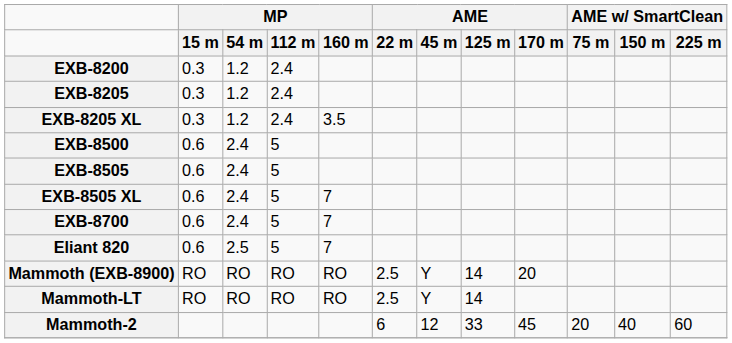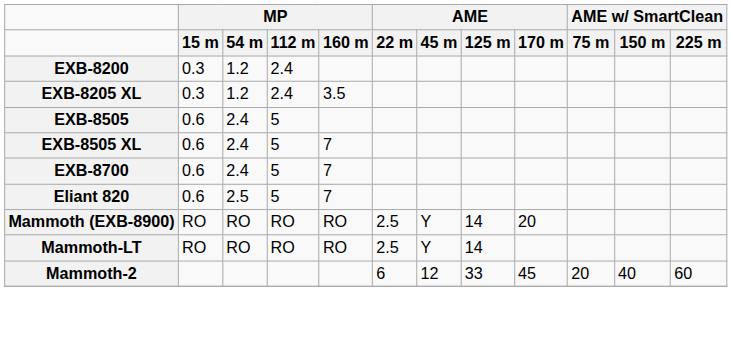- row: (91, 94)
- row: (91, 145)
